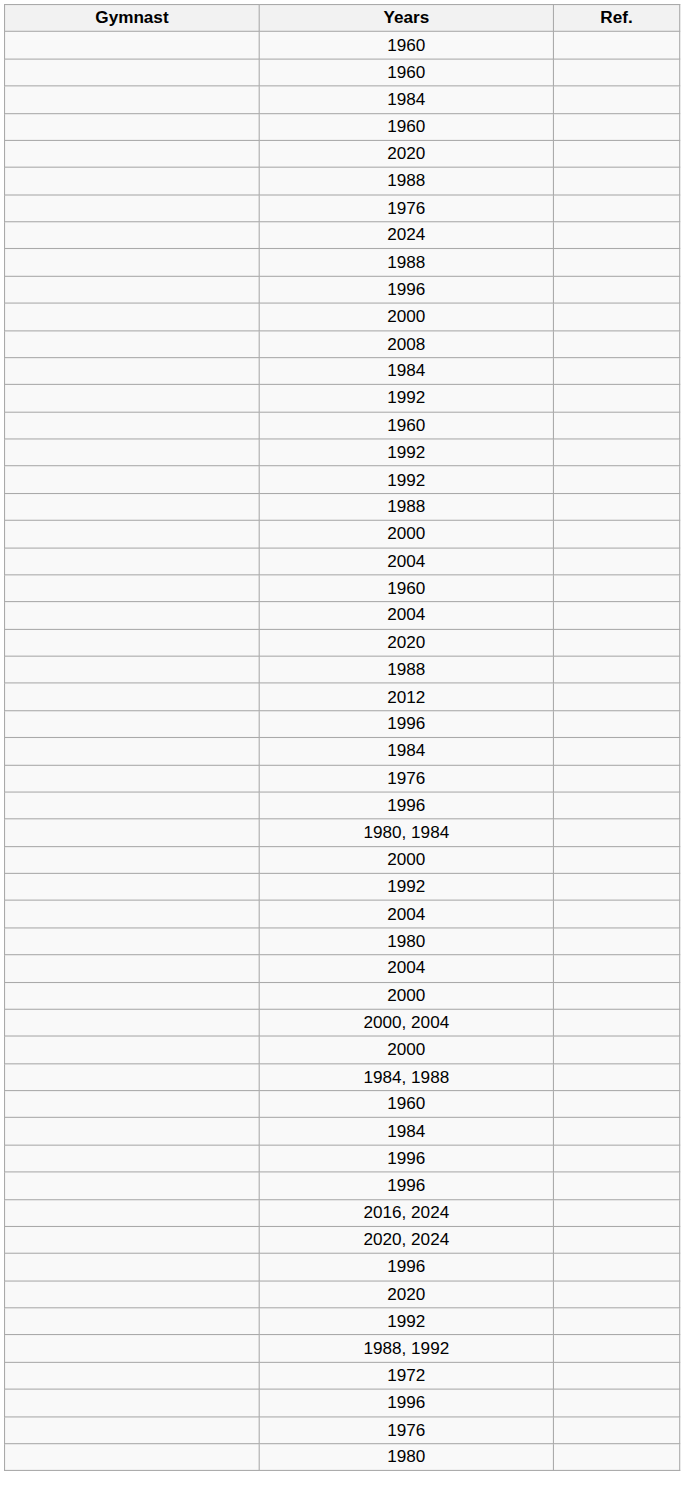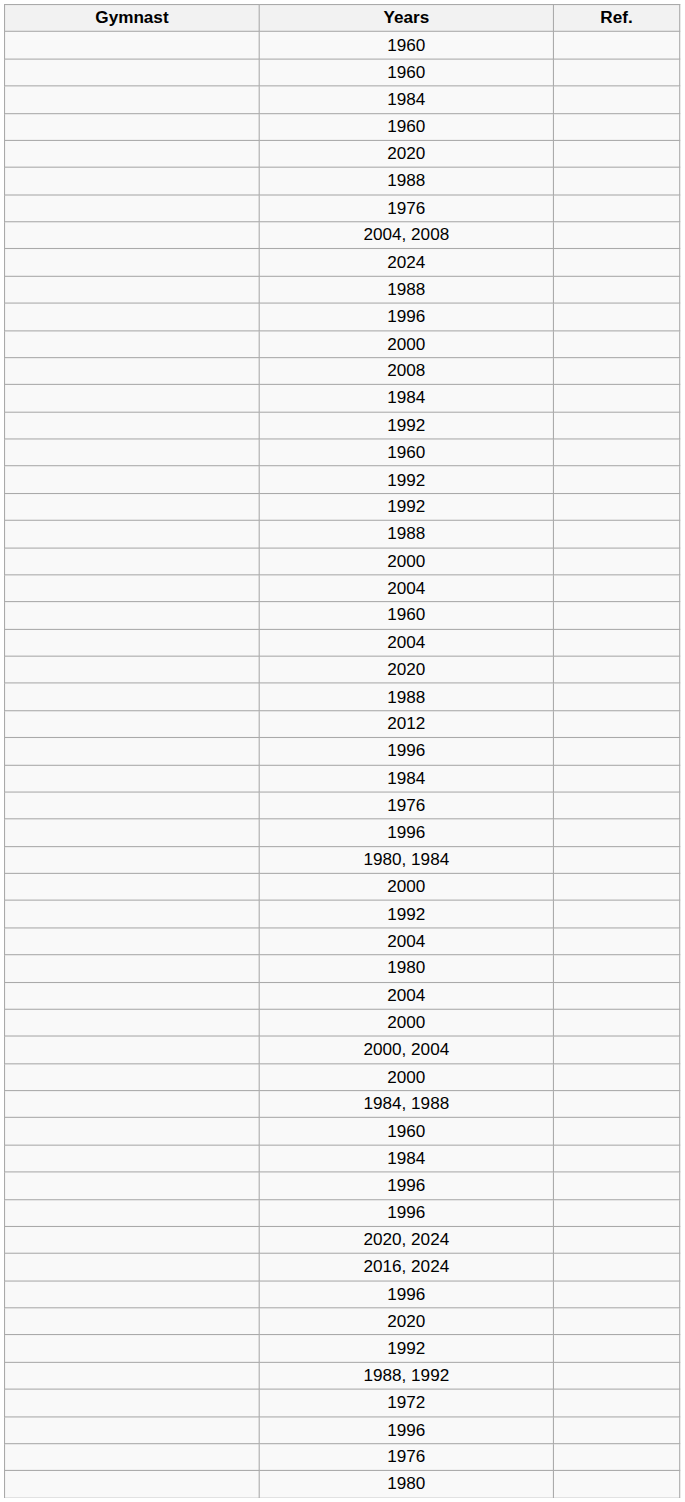+ row: (132, 235)
rows swapped: (132, 1213) <-> (132, 1240)
